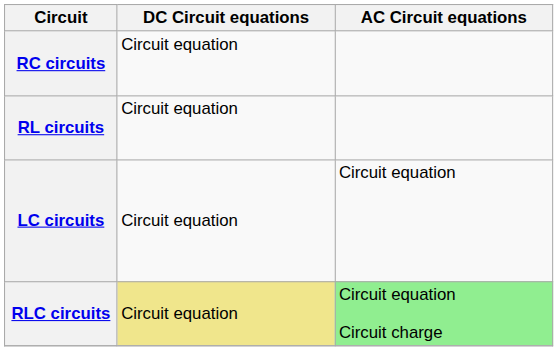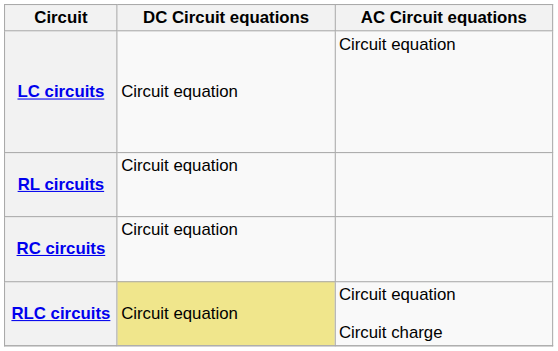rows swapped: (61, 63) <-> (61, 220)
(397, 313) lightgreen background -> (397, 313) no background
